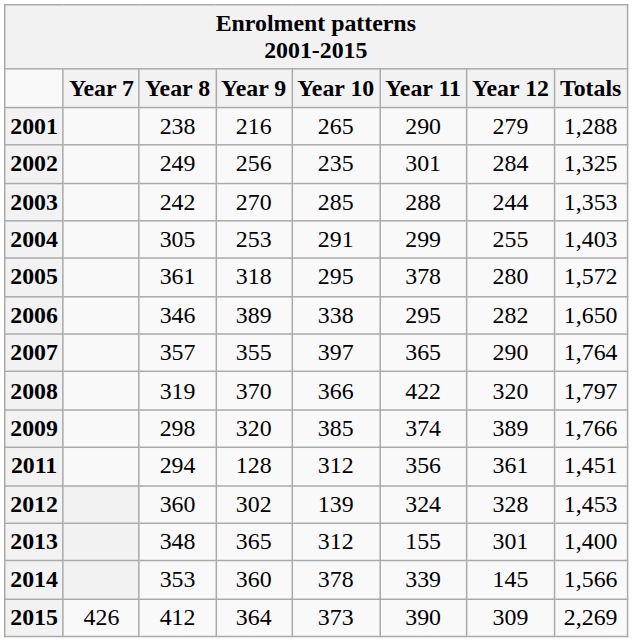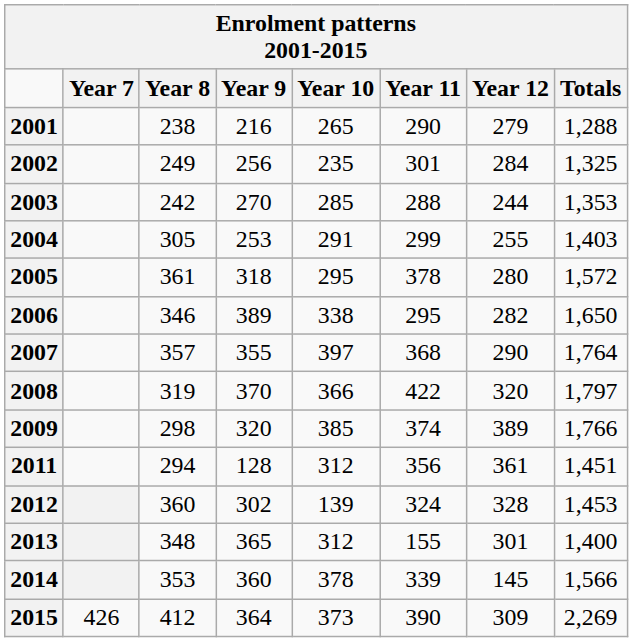(423, 352) 365 -> (423, 352) 368
